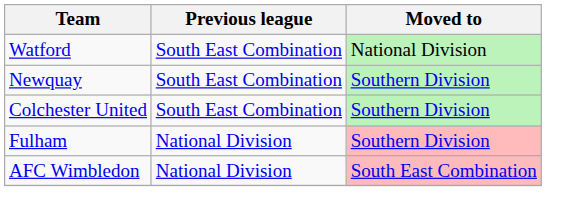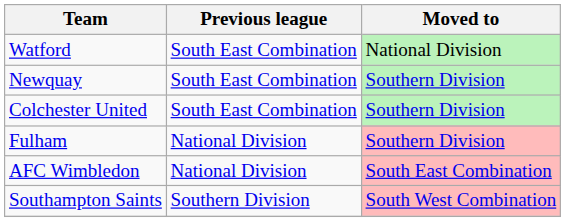+ row: (85, 200)
